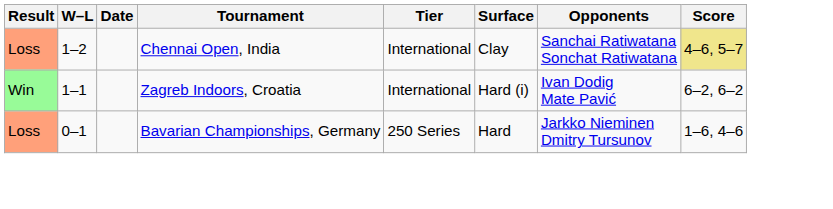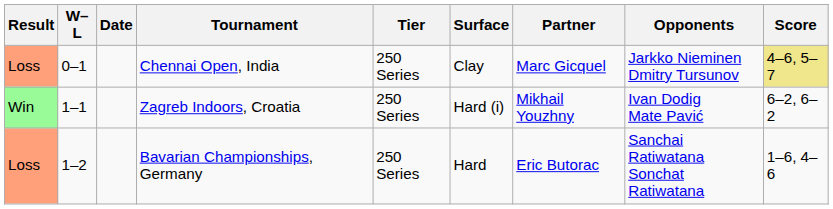+ column: (569, 25)
(74, 49) 1–2 -> (74, 66) 0–1
(429, 49) International -> (398, 66) 250 Series
(609, 49) Sanchai Ratiwatana Sonchat Ratiwatana -> (685, 66) Jarkko Nieminen Dmitry Tursunov
(429, 90) International -> (398, 107) 250 Series
(74, 131) 0–1 -> (74, 165) 1–2
(597, 131) Jarkko Nieminen Dmitry Tursunov -> (666, 165) Sanchai Ratiwatana Sonchat Ratiwatana
